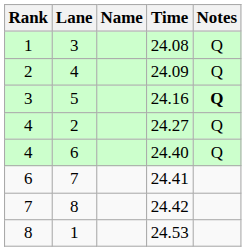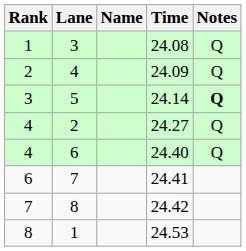(170, 98) 24.16 -> (170, 98) 24.14
